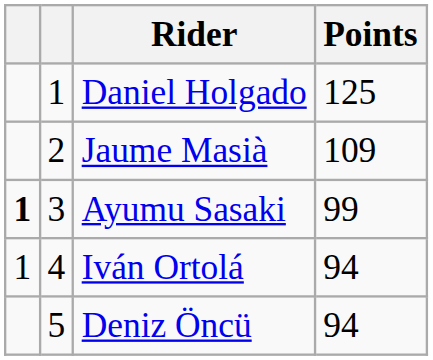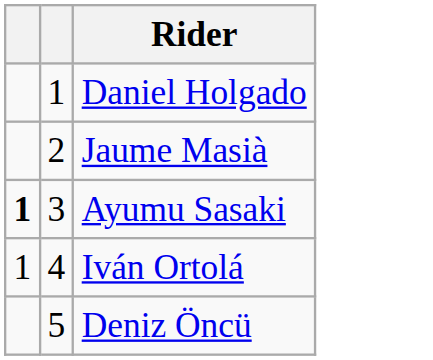- column: (370, 33)
